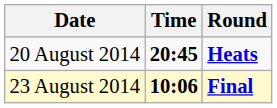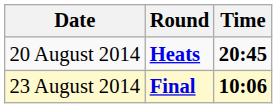columns swapped: (174, 20) <-> (237, 20)
